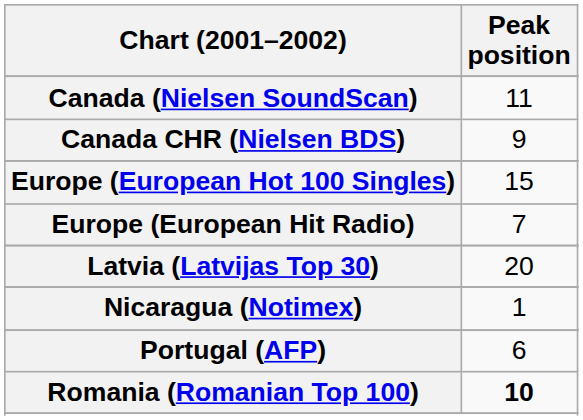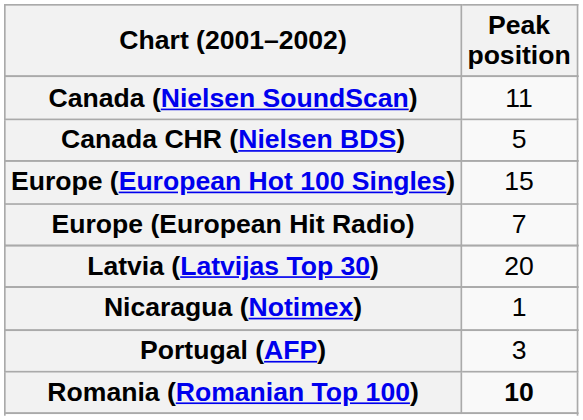(519, 139) 9 -> (519, 139) 5
(519, 350) 6 -> (519, 350) 3
